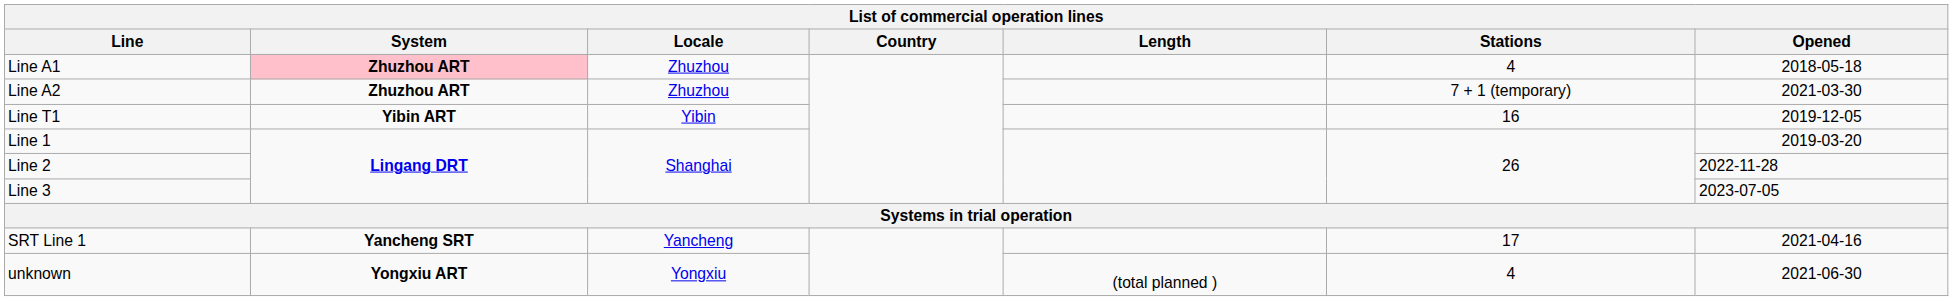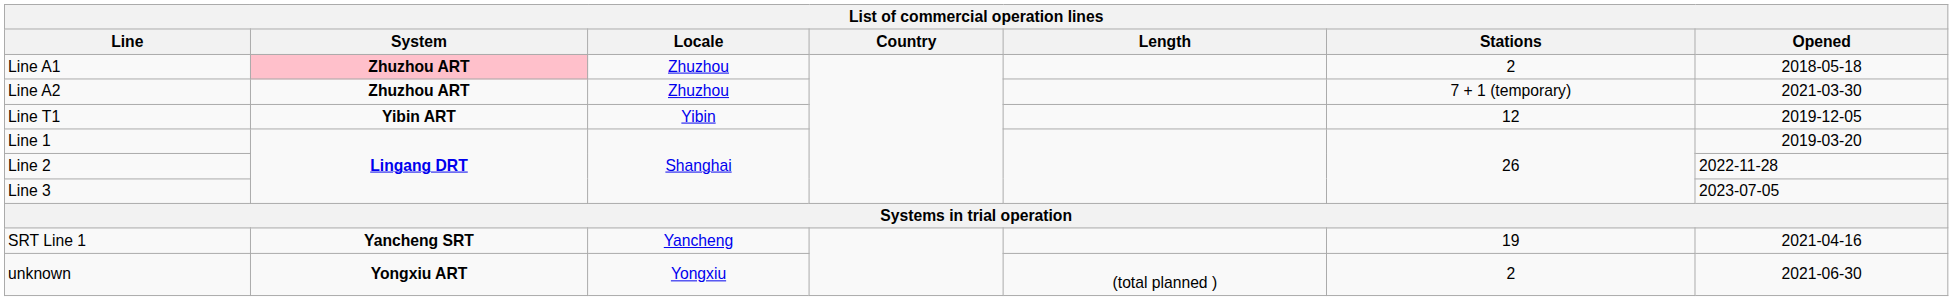(1511, 66) 4 -> (1511, 66) 2
(1511, 116) 16 -> (1511, 116) 12
(1511, 240) 17 -> (1511, 240) 19
(1511, 274) 4 -> (1511, 274) 2
